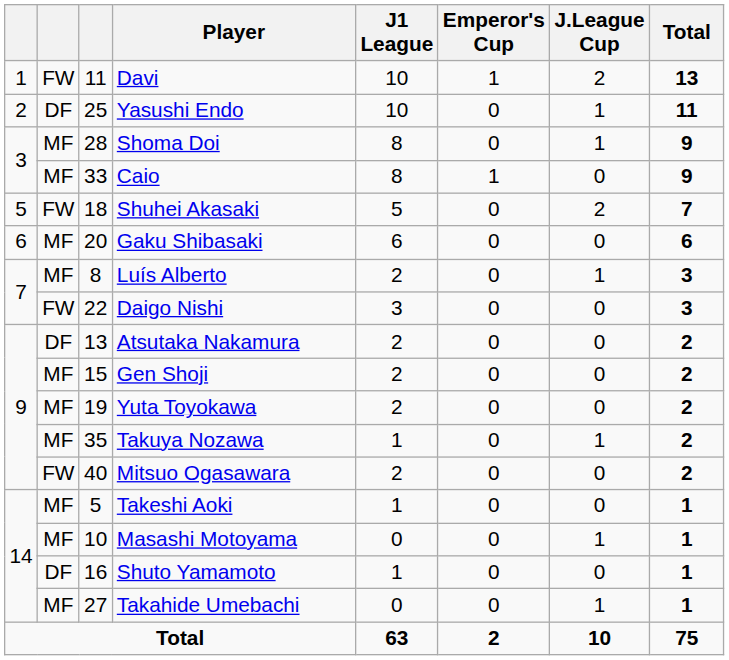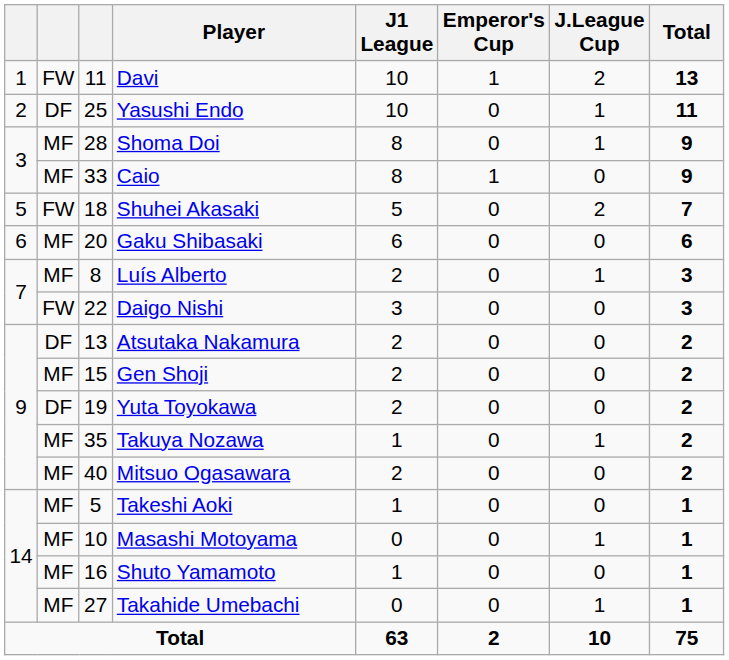(58, 407) MF -> (58, 407) DF
(58, 473) FW -> (58, 473) MF
(58, 572) DF -> (58, 572) MF
